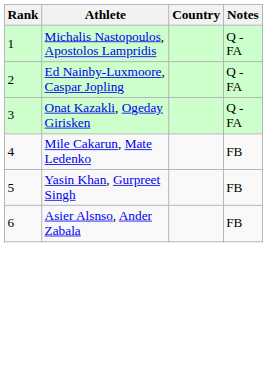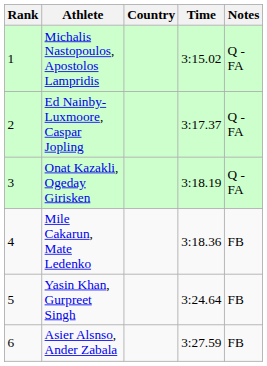+ column: (201, 15)
